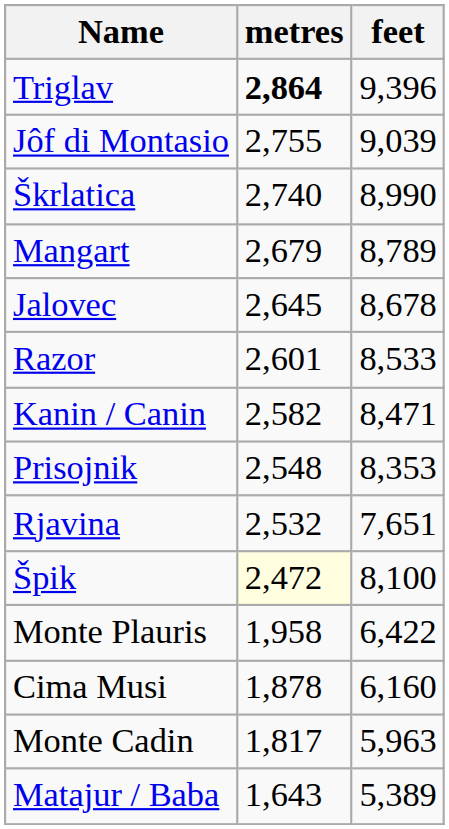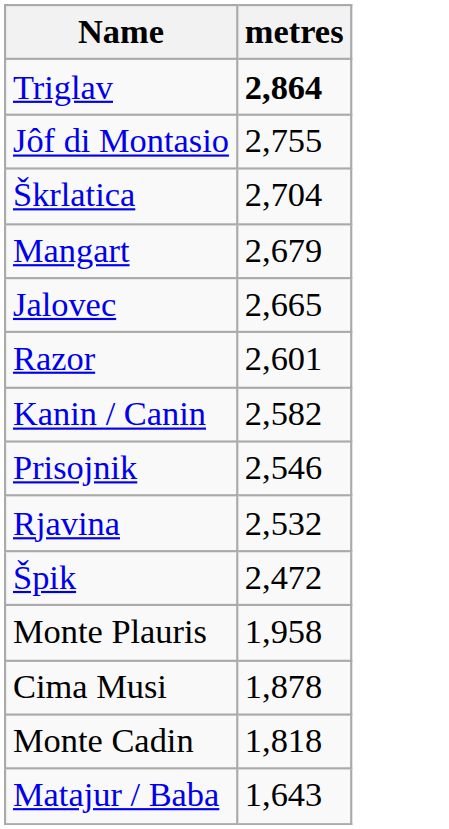- column: (398, 31)
(284, 195) 2,740 -> (284, 195) 2,704
(284, 304) 2,645 -> (284, 304) 2,665
(284, 468) 2,548 -> (284, 468) 2,546
(284, 577) lightyellow background -> (284, 577) no background
(284, 741) 1,817 -> (284, 741) 1,818
